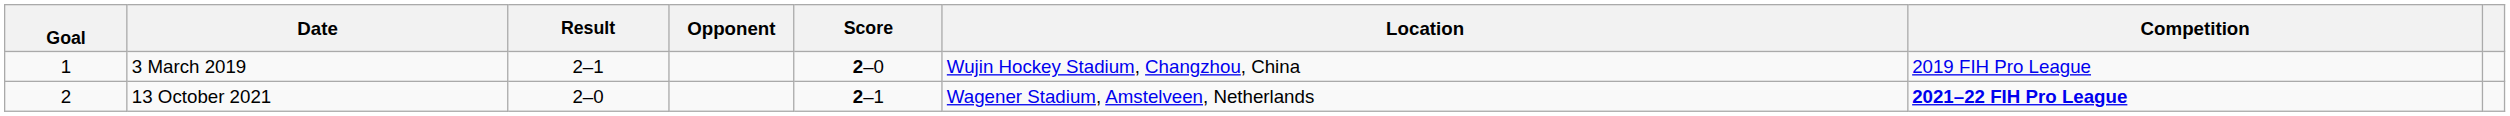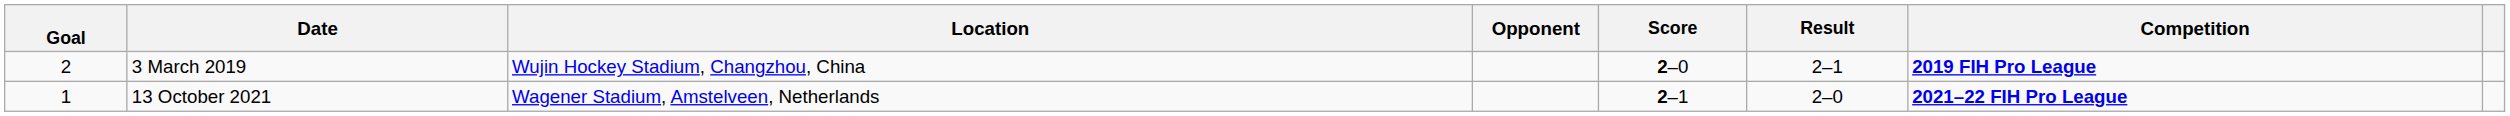columns swapped: (1425, 29) <-> (588, 29)
(66, 67) 1 -> (66, 67) 2
(2002, 67) normal -> (2004, 67) bold
(66, 97) 2 -> (66, 97) 1
